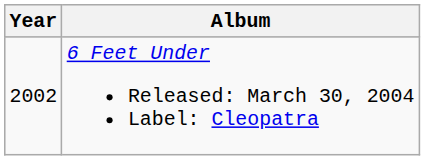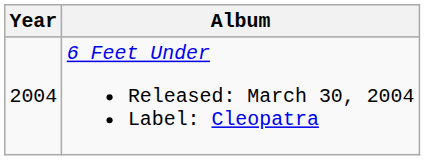(33, 96) 2002 -> (33, 96) 2004
